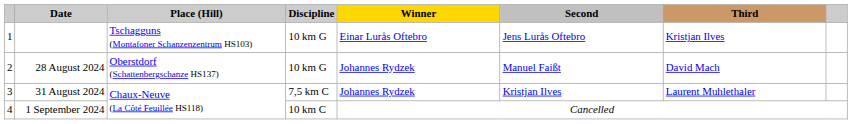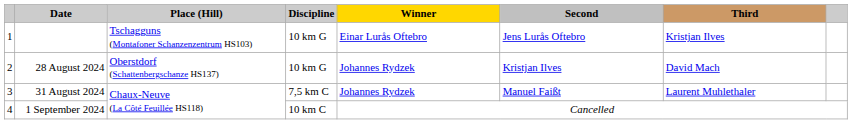(532, 67) Manuel Faißt -> (532, 67) Kristjan Ilves
(532, 91) Kristjan Ilves -> (532, 91) Manuel Faißt
